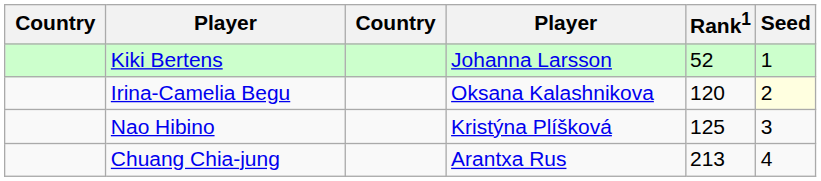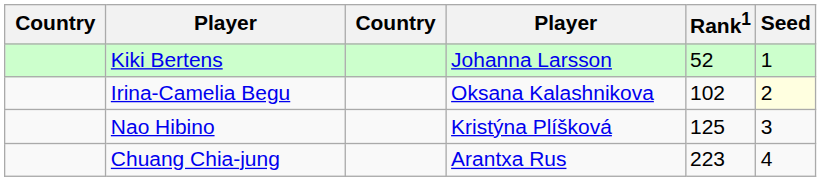(708, 93) 120 -> (708, 93) 102
(708, 159) 213 -> (708, 159) 223
